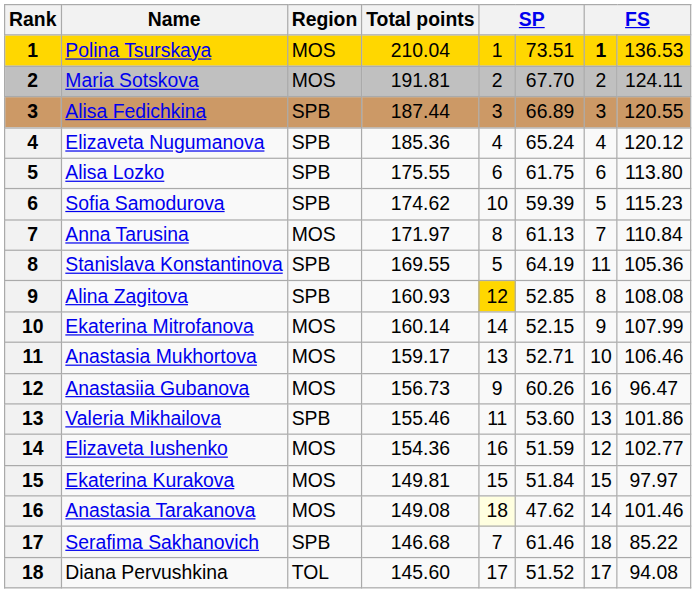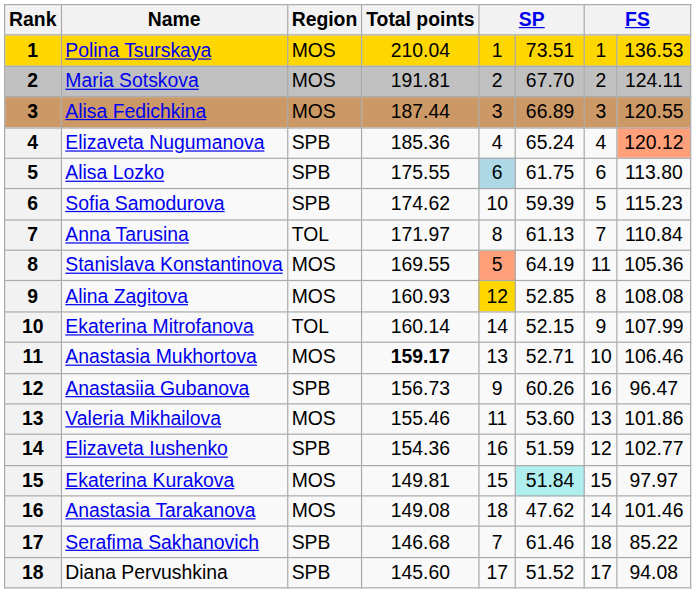(601, 50) bold -> (601, 50) normal
(311, 111) SPB -> (314, 111) MOS
(654, 142) no background -> (654, 142) lightsalmon background
(497, 173) no background -> (497, 173) lightblue background
(314, 234) MOS -> (310, 234) TOL
(311, 265) SPB -> (314, 265) MOS
(497, 265) no background -> (497, 265) lightsalmon background
(311, 296) SPB -> (314, 296) MOS
(314, 326) MOS -> (310, 326) TOL
(420, 357) normal -> (420, 357) bold
(314, 388) MOS -> (311, 388) SPB
(311, 419) SPB -> (314, 419) MOS
(314, 449) MOS -> (311, 449) SPB
(550, 480) no background -> (550, 480) paleturquoise background
(497, 511) lightyellow background -> (497, 511) no background
(310, 572) TOL -> (311, 572) SPB
